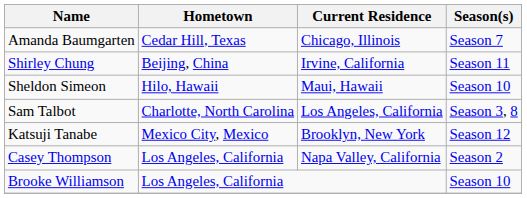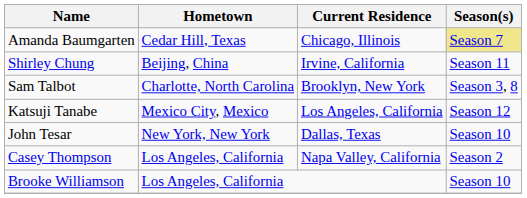(476, 39) no background -> (476, 39) khaki background
- row: (57, 87)
(372, 110) Los Angeles, California -> (363, 87) Brooklyn, New York
(363, 134) Brooklyn, New York -> (372, 110) Los Angeles, California
+ row: (40, 134)
